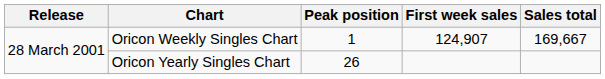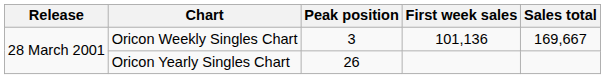(352, 39) 1 -> (352, 39) 3
(461, 39) 124,907 -> (461, 39) 101,136
